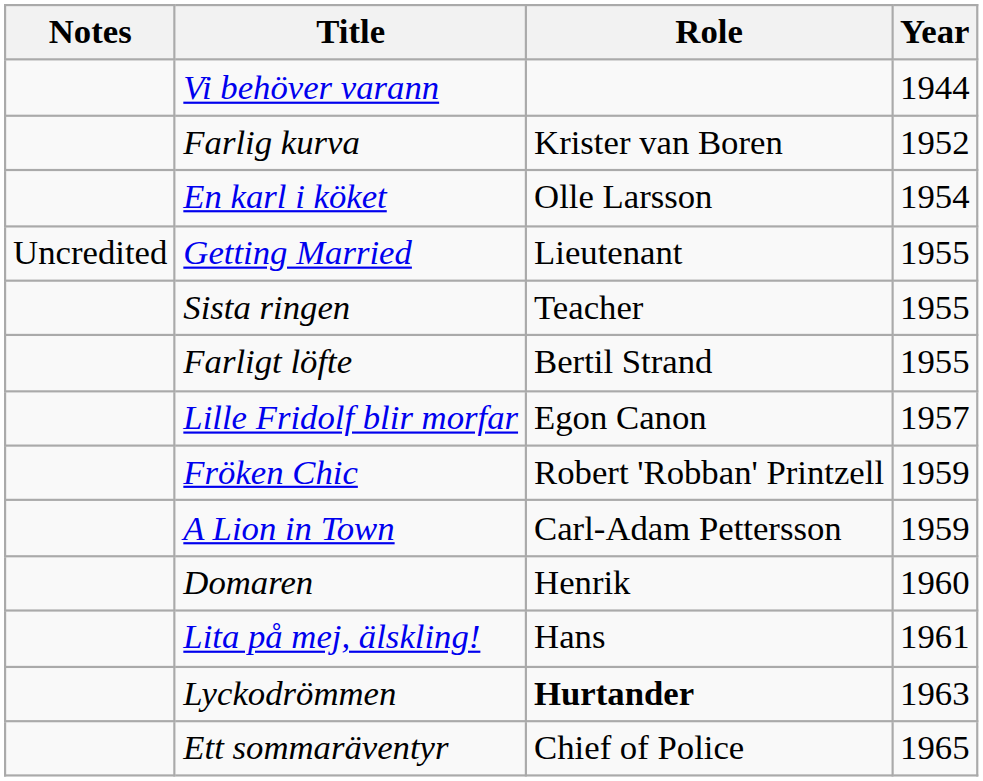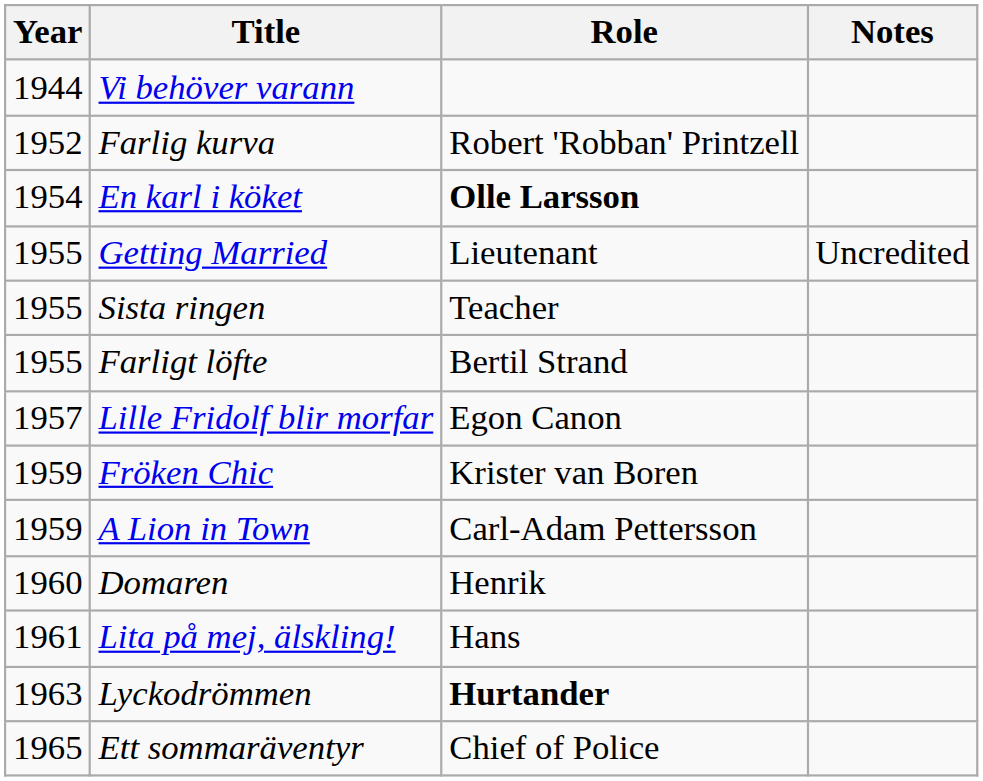columns swapped: (935, 32) <-> (90, 32)
(658, 142) Krister van Boren -> (624, 142) Robert 'Robban' Printzell
(623, 197) normal -> (544, 197) bold
(709, 472) Robert 'Robban' Printzell -> (574, 472) Krister van Boren
